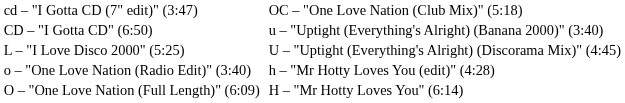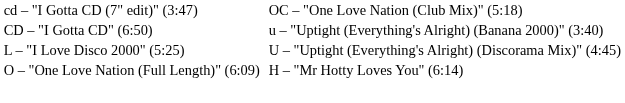- row: (127, 70)
